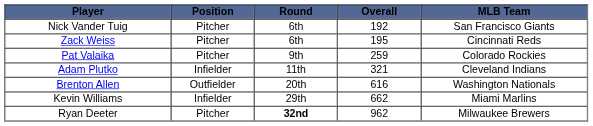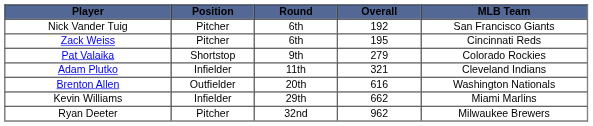(213, 55) Pitcher -> (213, 55) Shortstop
(379, 55) 259 -> (379, 55) 279
(296, 113) bold -> (296, 113) normal
